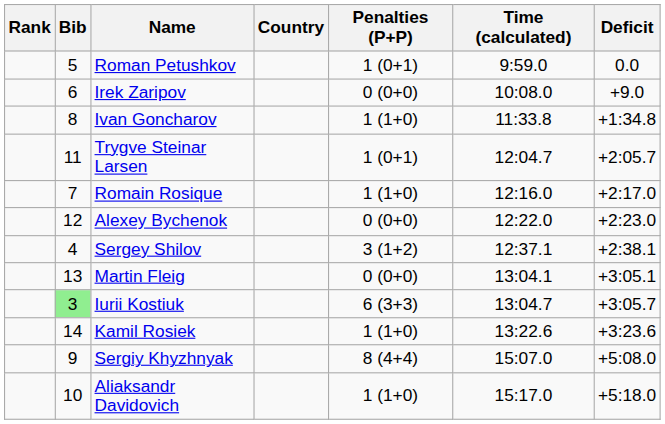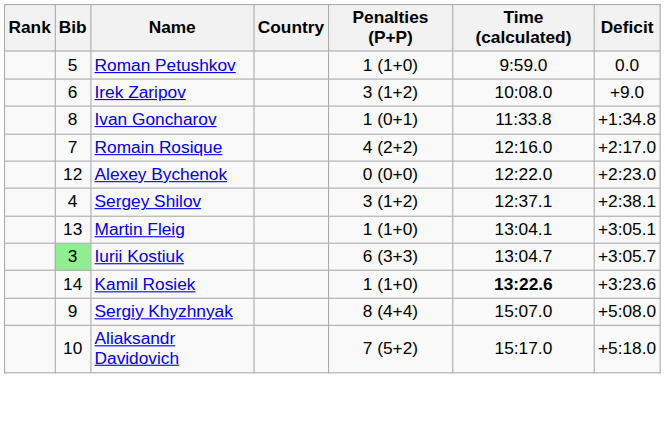(390, 65) 1 (0+1) -> (390, 65) 1 (1+0)
(390, 92) 0 (0+0) -> (390, 92) 3 (1+2)
(390, 119) 1 (1+0) -> (390, 119) 1 (0+1)
- row: (150, 156)
(390, 194) 1 (1+0) -> (390, 147) 4 (2+2)
(390, 276) 0 (0+0) -> (390, 229) 1 (1+0)
(523, 331) normal -> (523, 284) bold
(390, 395) 1 (1+0) -> (390, 348) 7 (5+2)
